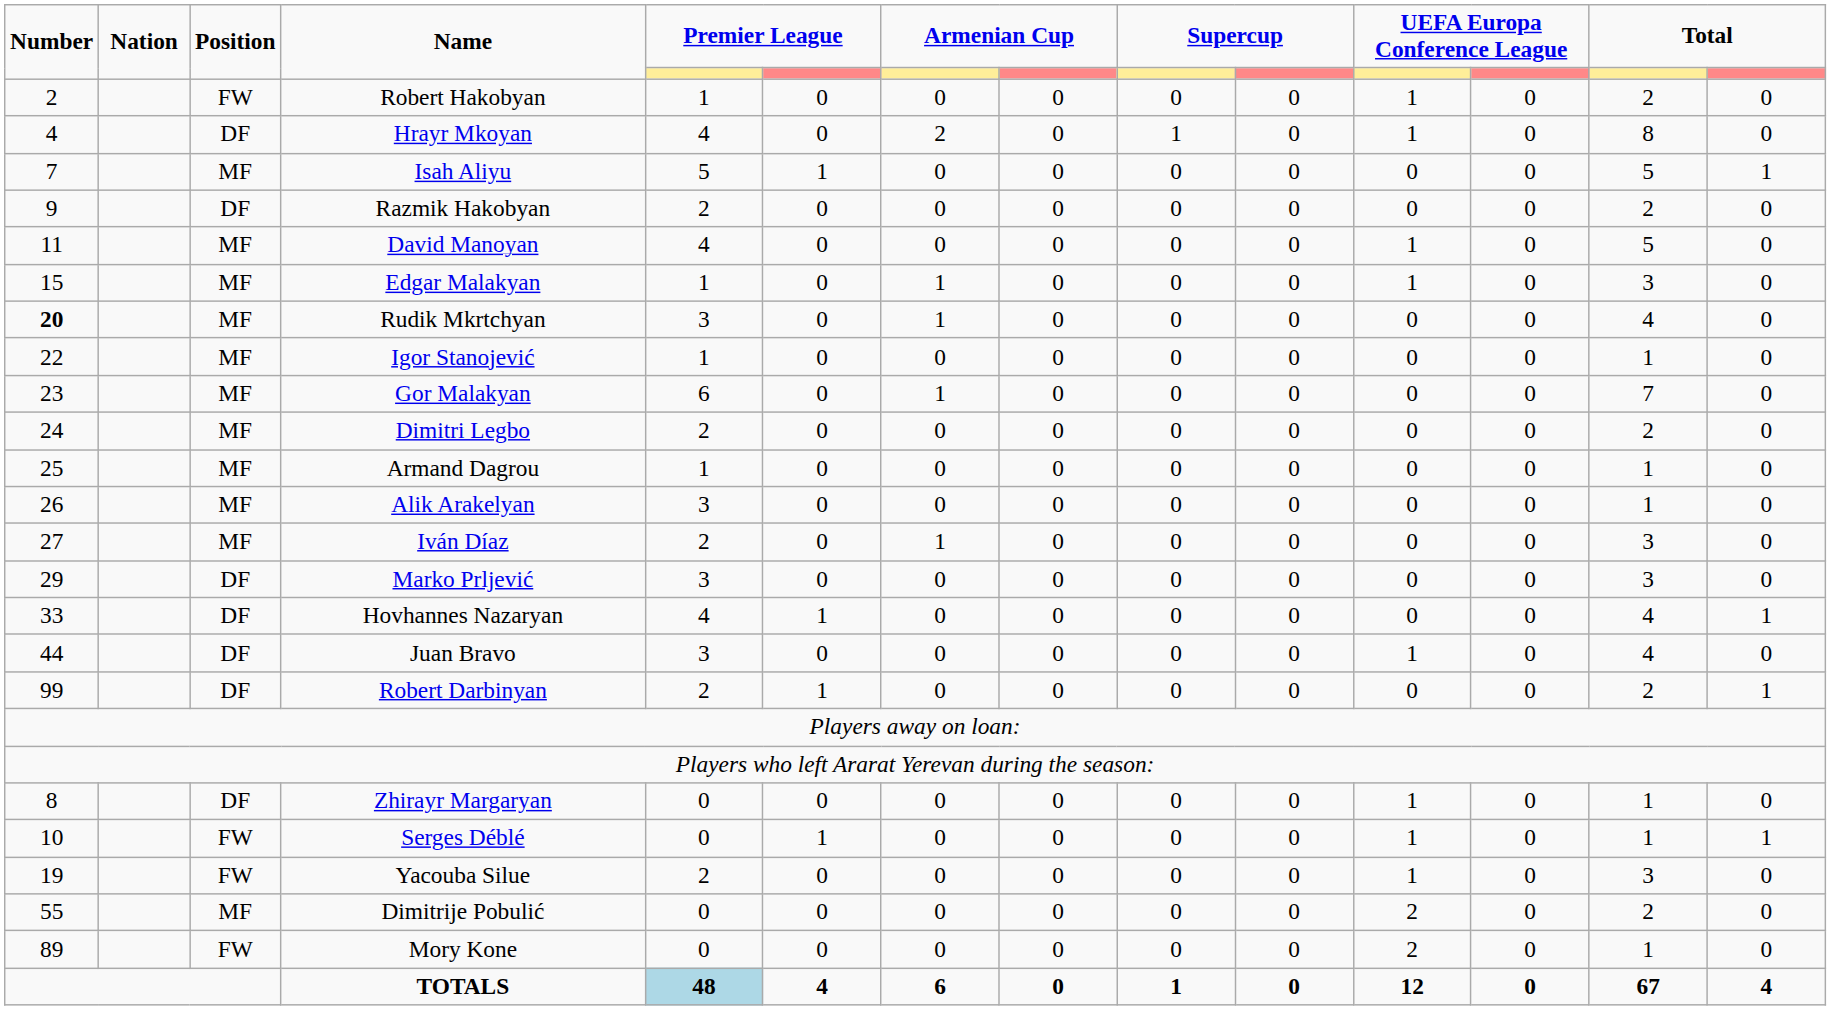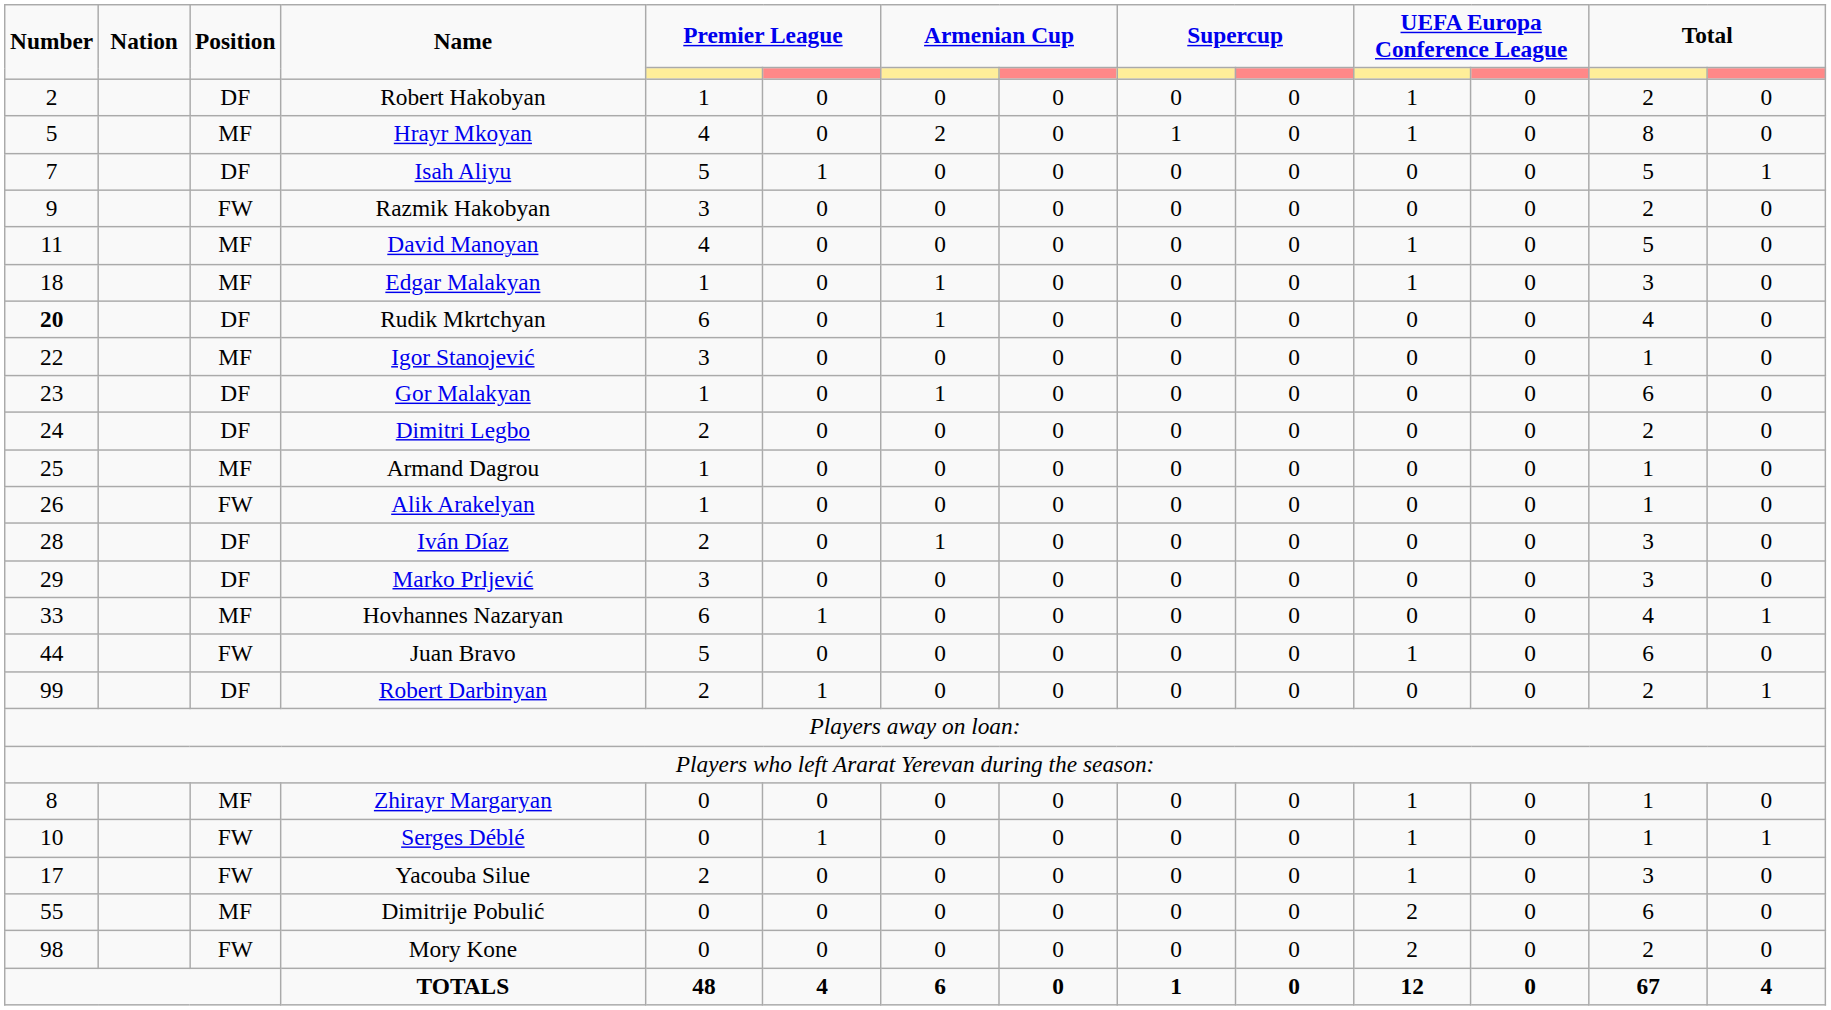(235, 97) FW -> (235, 97) DF
(52, 134) 4 -> (52, 134) 5
(235, 134) DF -> (235, 134) MF
(235, 171) MF -> (235, 171) DF
(235, 208) DF -> (235, 208) FW
(704, 208) 2 -> (704, 208) 3
(52, 282) 15 -> (52, 282) 18
(235, 319) MF -> (235, 319) DF
(704, 319) 3 -> (704, 319) 6
(704, 356) 1 -> (704, 356) 3
(235, 393) MF -> (235, 393) DF
(704, 393) 6 -> (704, 393) 1
(1648, 393) 7 -> (1648, 393) 6
(235, 430) MF -> (235, 430) DF
(235, 504) MF -> (235, 504) FW
(704, 504) 3 -> (704, 504) 1
(52, 541) 27 -> (52, 541) 28
(235, 541) MF -> (235, 541) DF
(235, 615) DF -> (235, 615) MF
(704, 615) 4 -> (704, 615) 6
(235, 652) DF -> (235, 652) FW
(704, 652) 3 -> (704, 652) 5
(1648, 652) 4 -> (1648, 652) 6
(235, 801) DF -> (235, 801) MF
(52, 875) 19 -> (52, 875) 17
(1648, 912) 2 -> (1648, 912) 6
(52, 949) 89 -> (52, 949) 98
(1648, 949) 1 -> (1648, 949) 2
(704, 986) lightblue background -> (704, 986) no background
